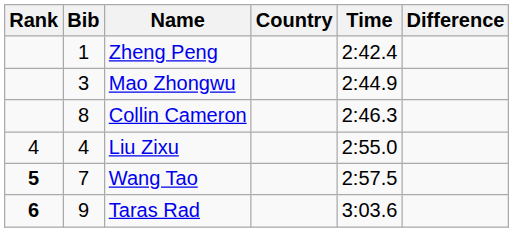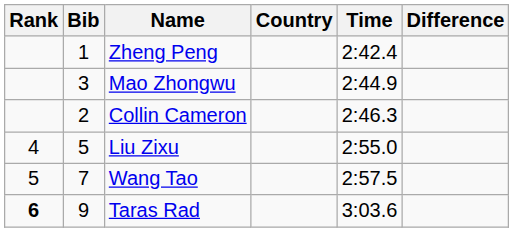(83, 115) 8 -> (83, 115) 2
(83, 147) 4 -> (83, 147) 5
(34, 178) bold -> (34, 178) normal
